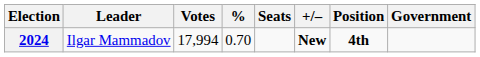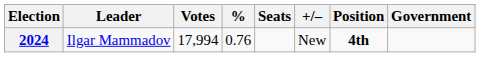(238, 39) 0.70 -> (238, 39) 0.76
(312, 39) bold -> (312, 39) normal
